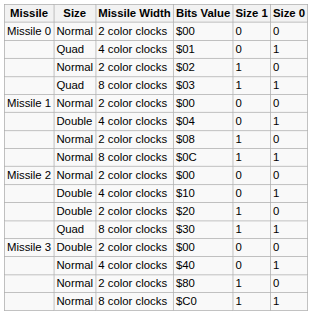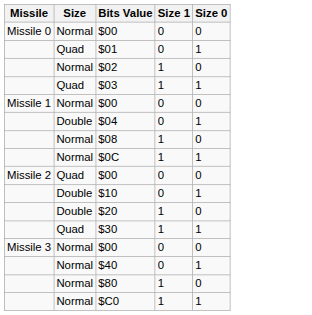- column: (134, 13)
(75, 175) Normal -> (70, 175) Quad
(74, 247) Double -> (75, 247) Normal
